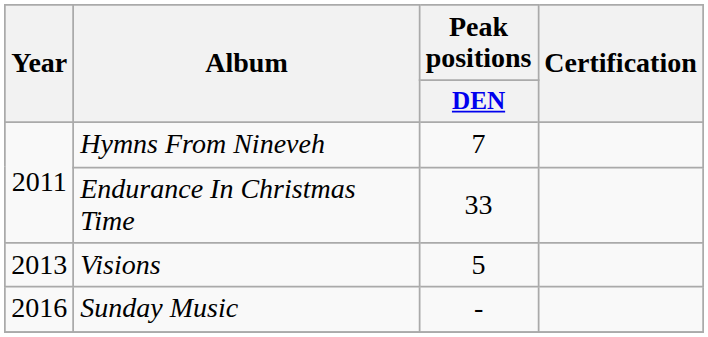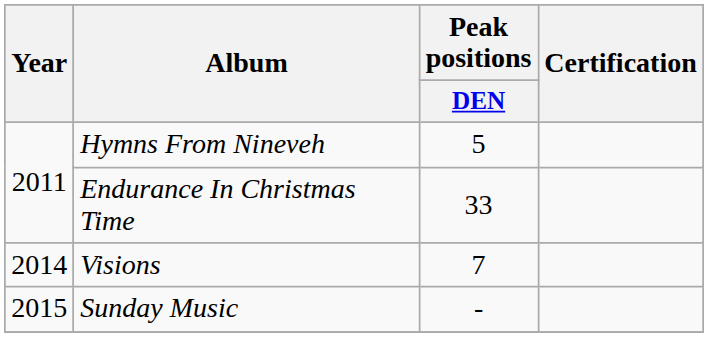(479, 144) 7 -> (479, 144) 5
(39, 264) 2013 -> (39, 264) 2014
(479, 264) 5 -> (479, 264) 7
(39, 308) 2016 -> (39, 308) 2015
